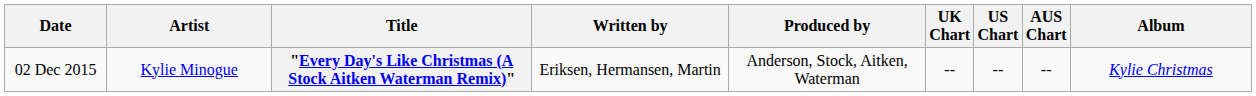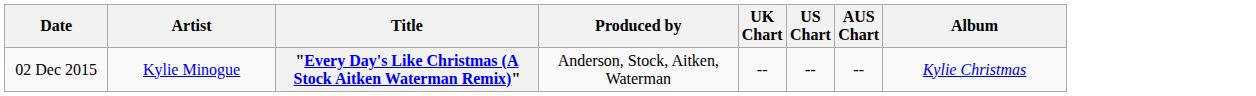- column: (630, 26)
